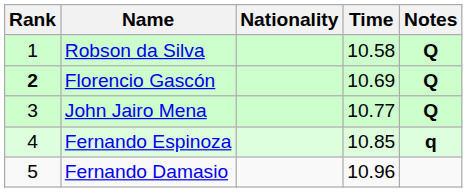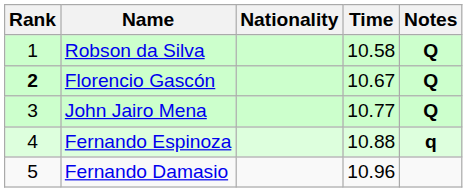(371, 80) 10.69 -> (371, 80) 10.67
(371, 141) 10.85 -> (371, 141) 10.88
